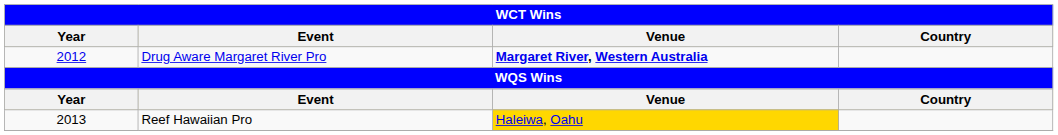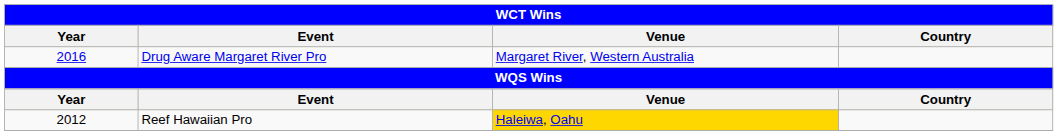(71, 57) 2012 -> (71, 57) 2016
(602, 57) bold -> (595, 57) normal
(71, 120) 2013 -> (71, 120) 2012
